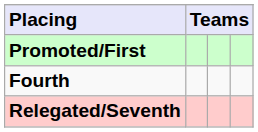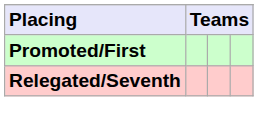- row: (39, 80)
